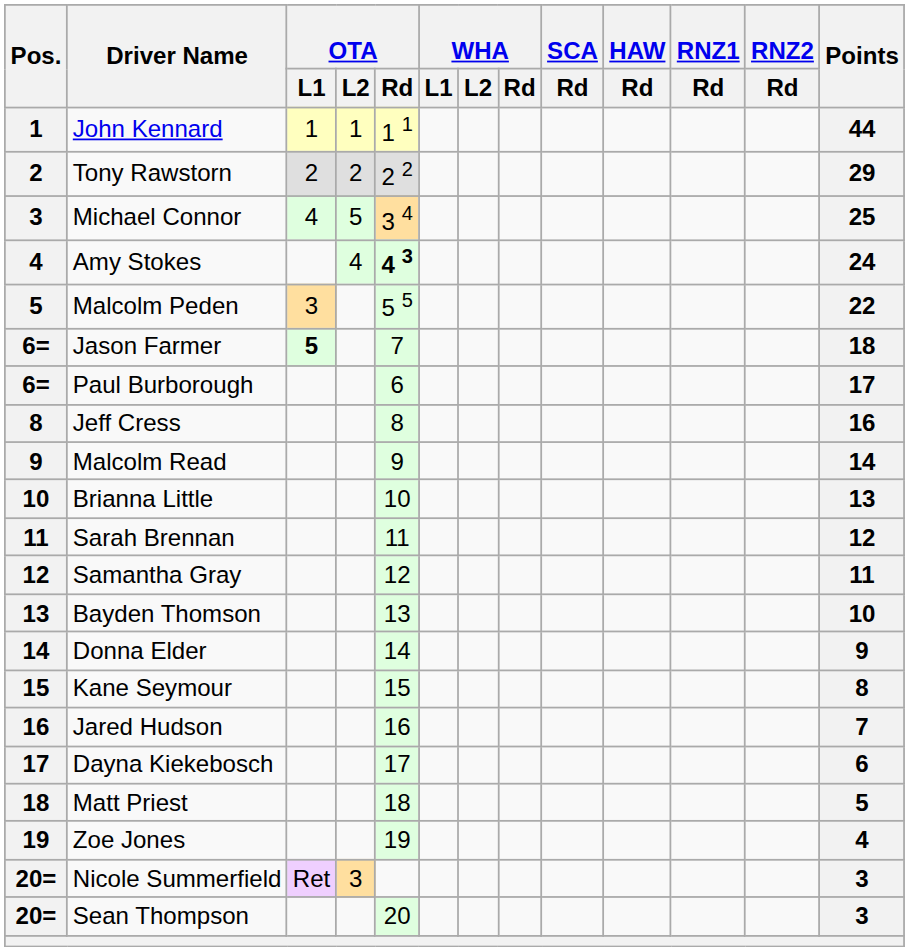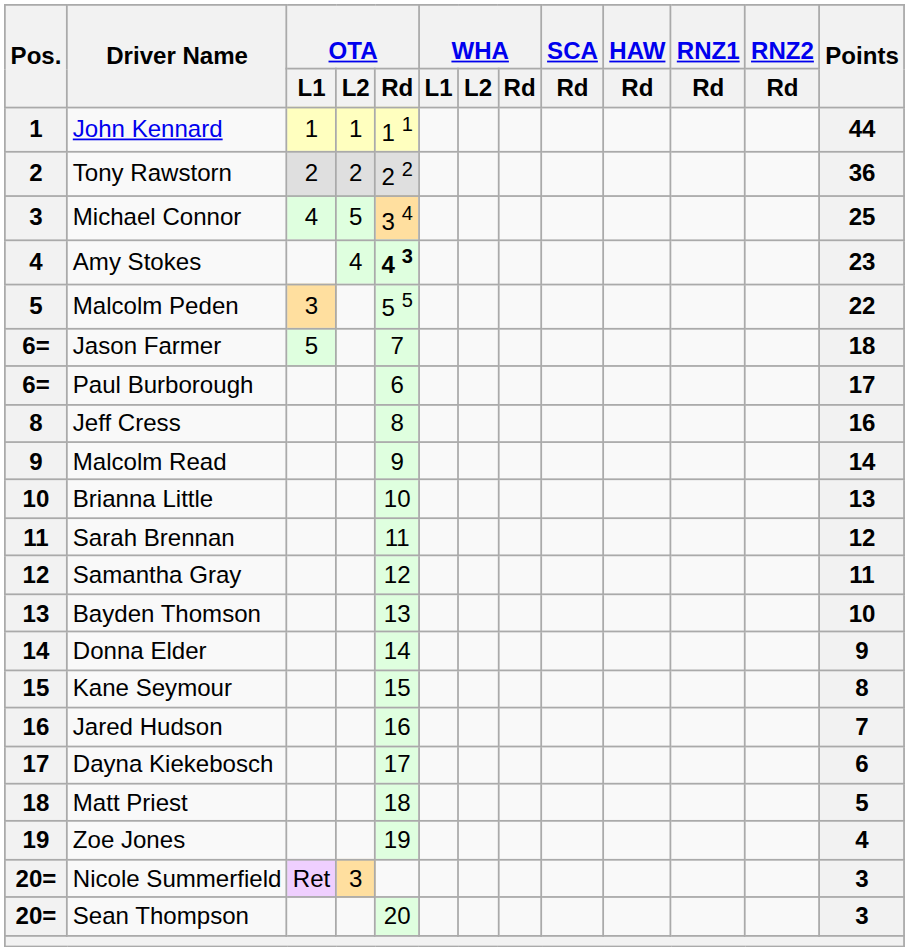(862, 173) 29 -> (862, 173) 36
(862, 262) 24 -> (862, 262) 23
(312, 347) bold -> (312, 347) normal
